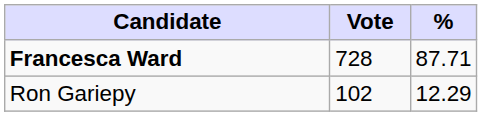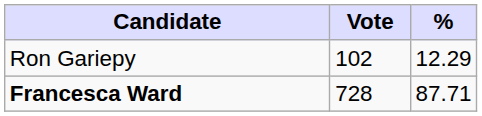rows swapped: (96, 57) <-> (73, 93)
